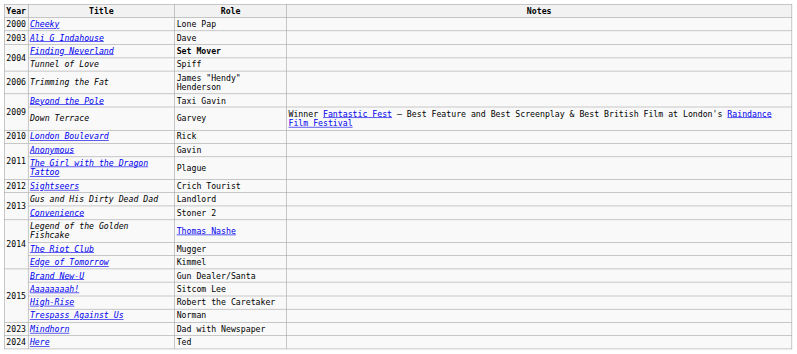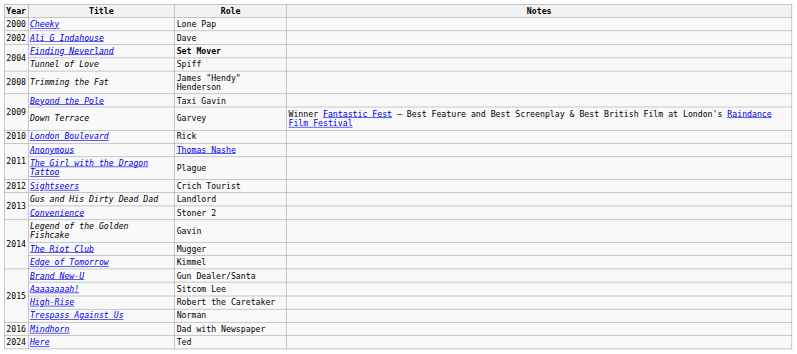(16, 38) 2003 -> (16, 38) 2002
(16, 82) 2006 -> (16, 82) 2008
(189, 150) Gavin -> (206, 150) Thomas Nashe
(206, 231) Thomas Nashe -> (189, 231) Gavin
(16, 329) 2023 -> (16, 329) 2016
